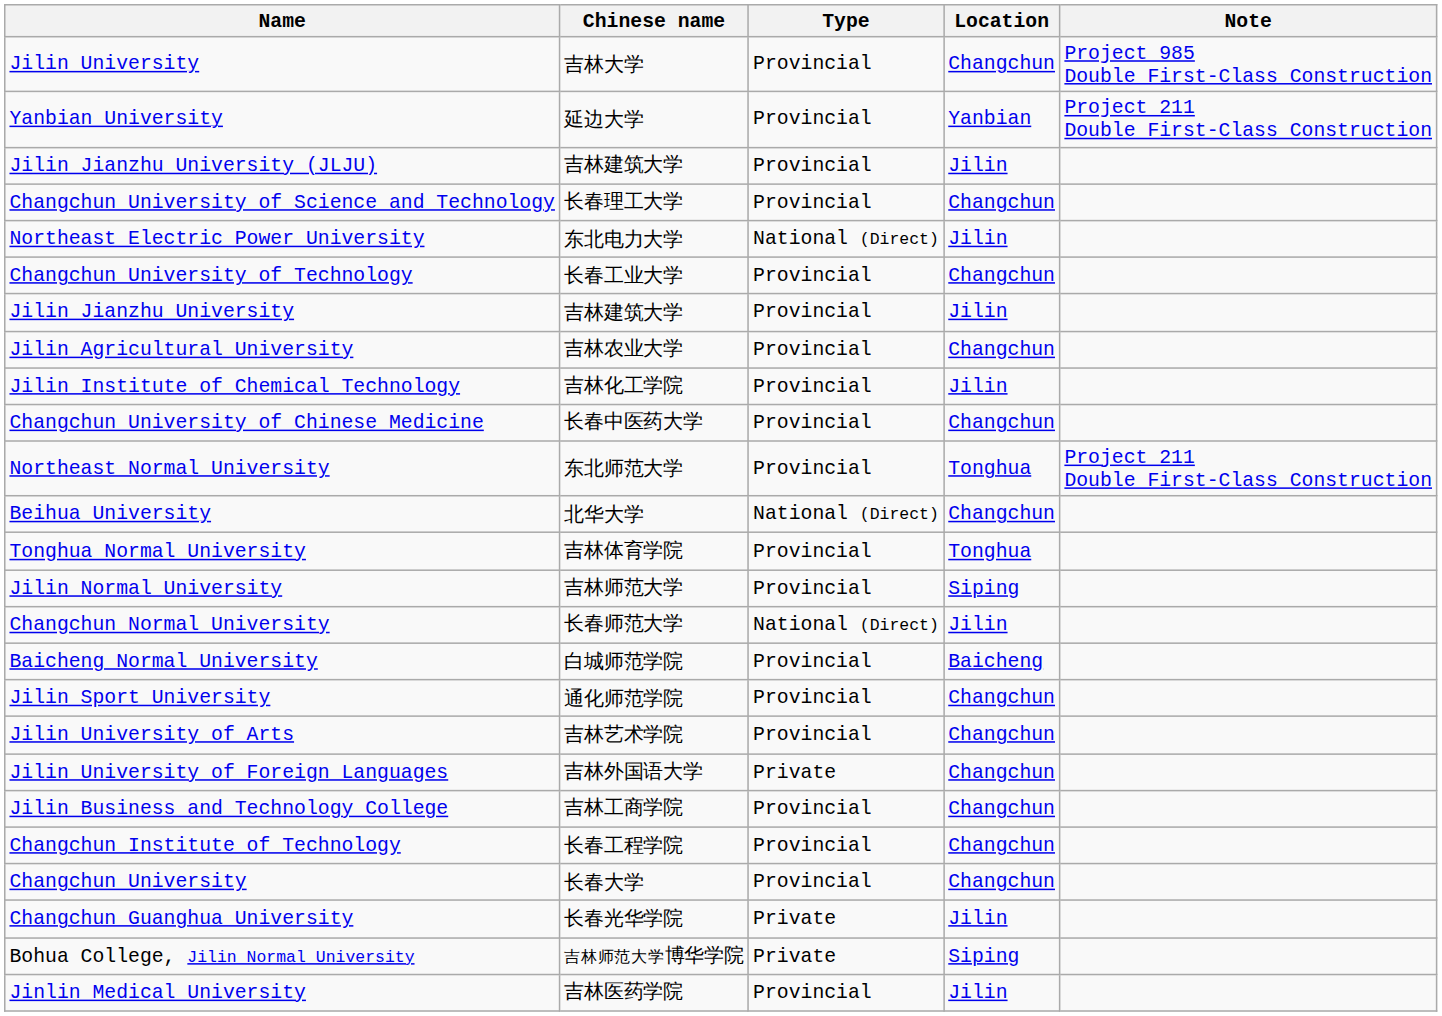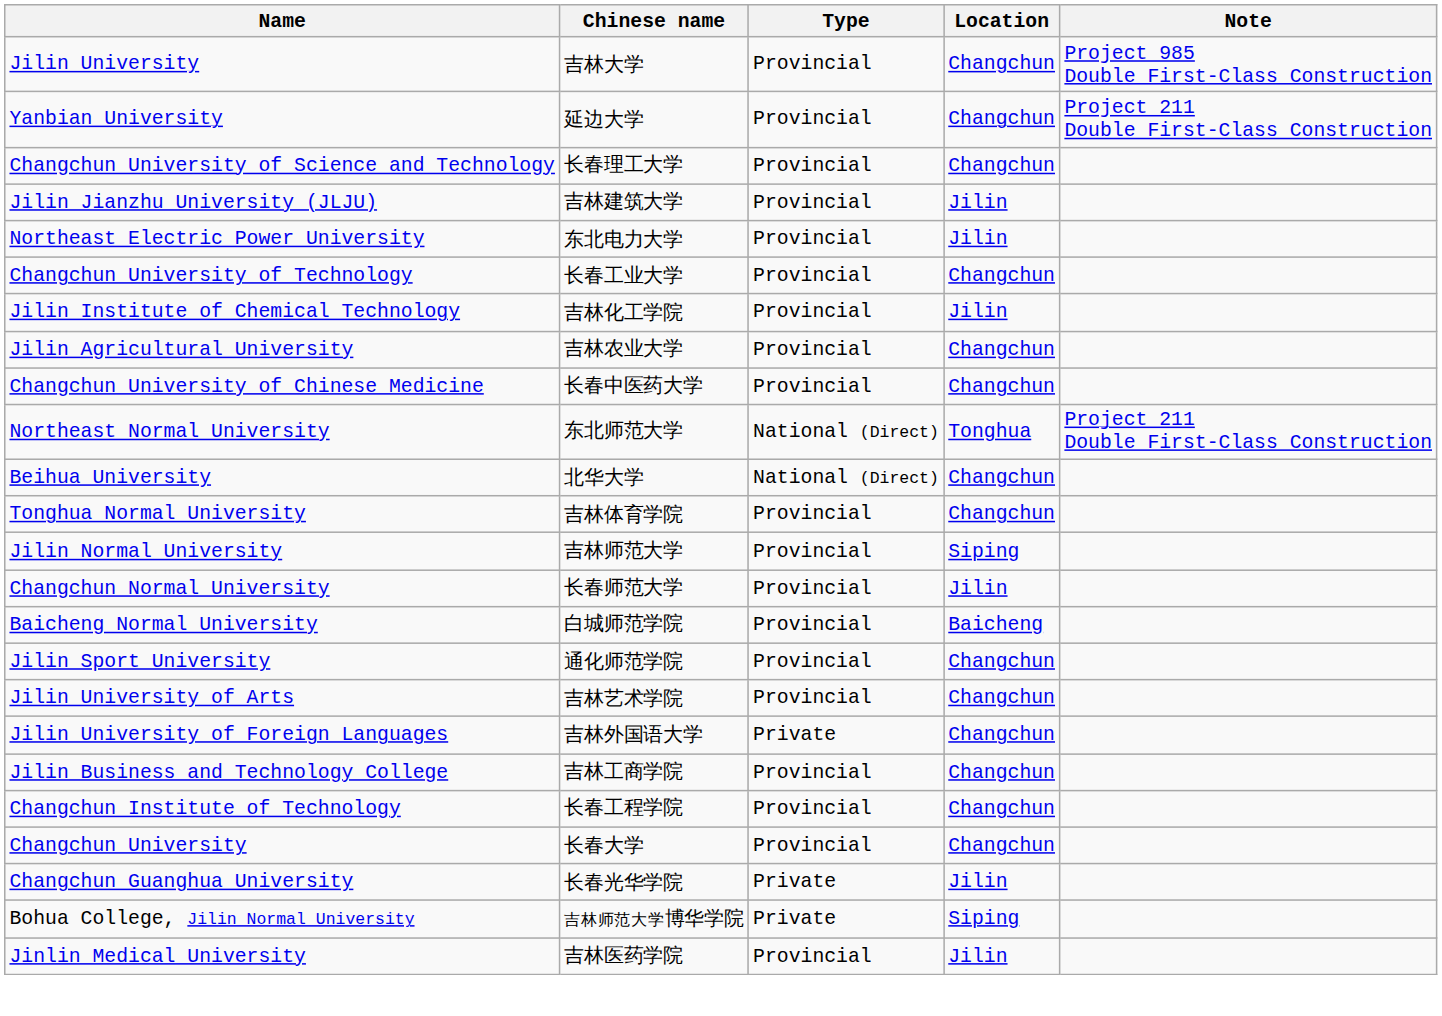(990, 119) Yanbian -> (1002, 119) Changchun
rows swapped: (282, 202) <-> (193, 165)
(846, 239) National (Direct) -> (812, 239) Provincial
- row: (152, 312)
rows swapped: (235, 386) <-> (181, 349)
(812, 469) Provincial -> (846, 432) National (Direct)
(990, 551) Tonghua -> (1002, 514) Changchun
(846, 625) National (Direct) -> (812, 588) Provincial
